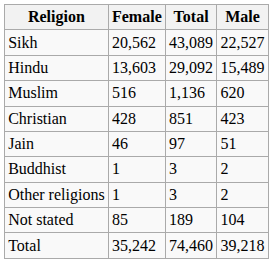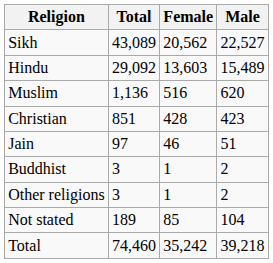columns swapped: (191, 17) <-> (137, 17)
